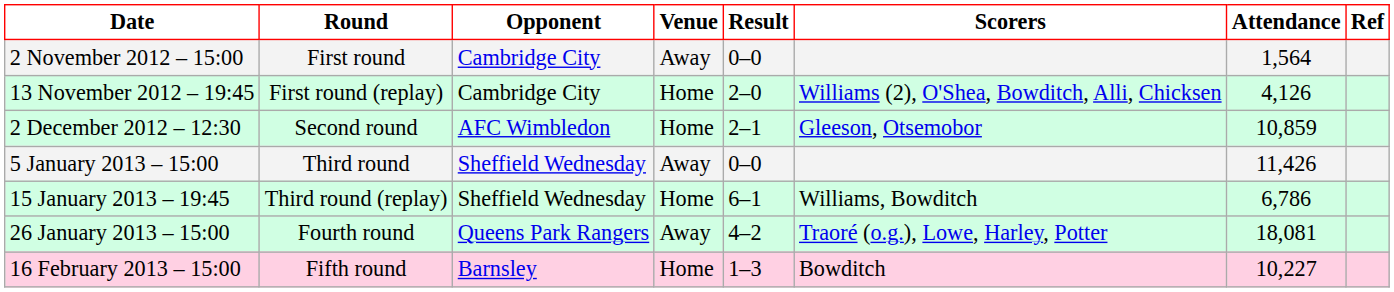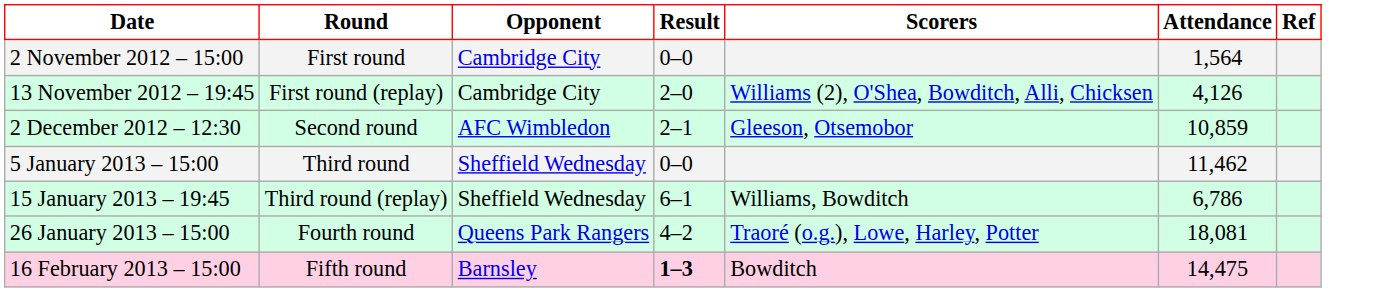- column: (689, 22)
(1286, 163) 11,426 -> (1217, 163) 11,462
(745, 269) normal -> (676, 269) bold
(1286, 269) 10,227 -> (1217, 269) 14,475
